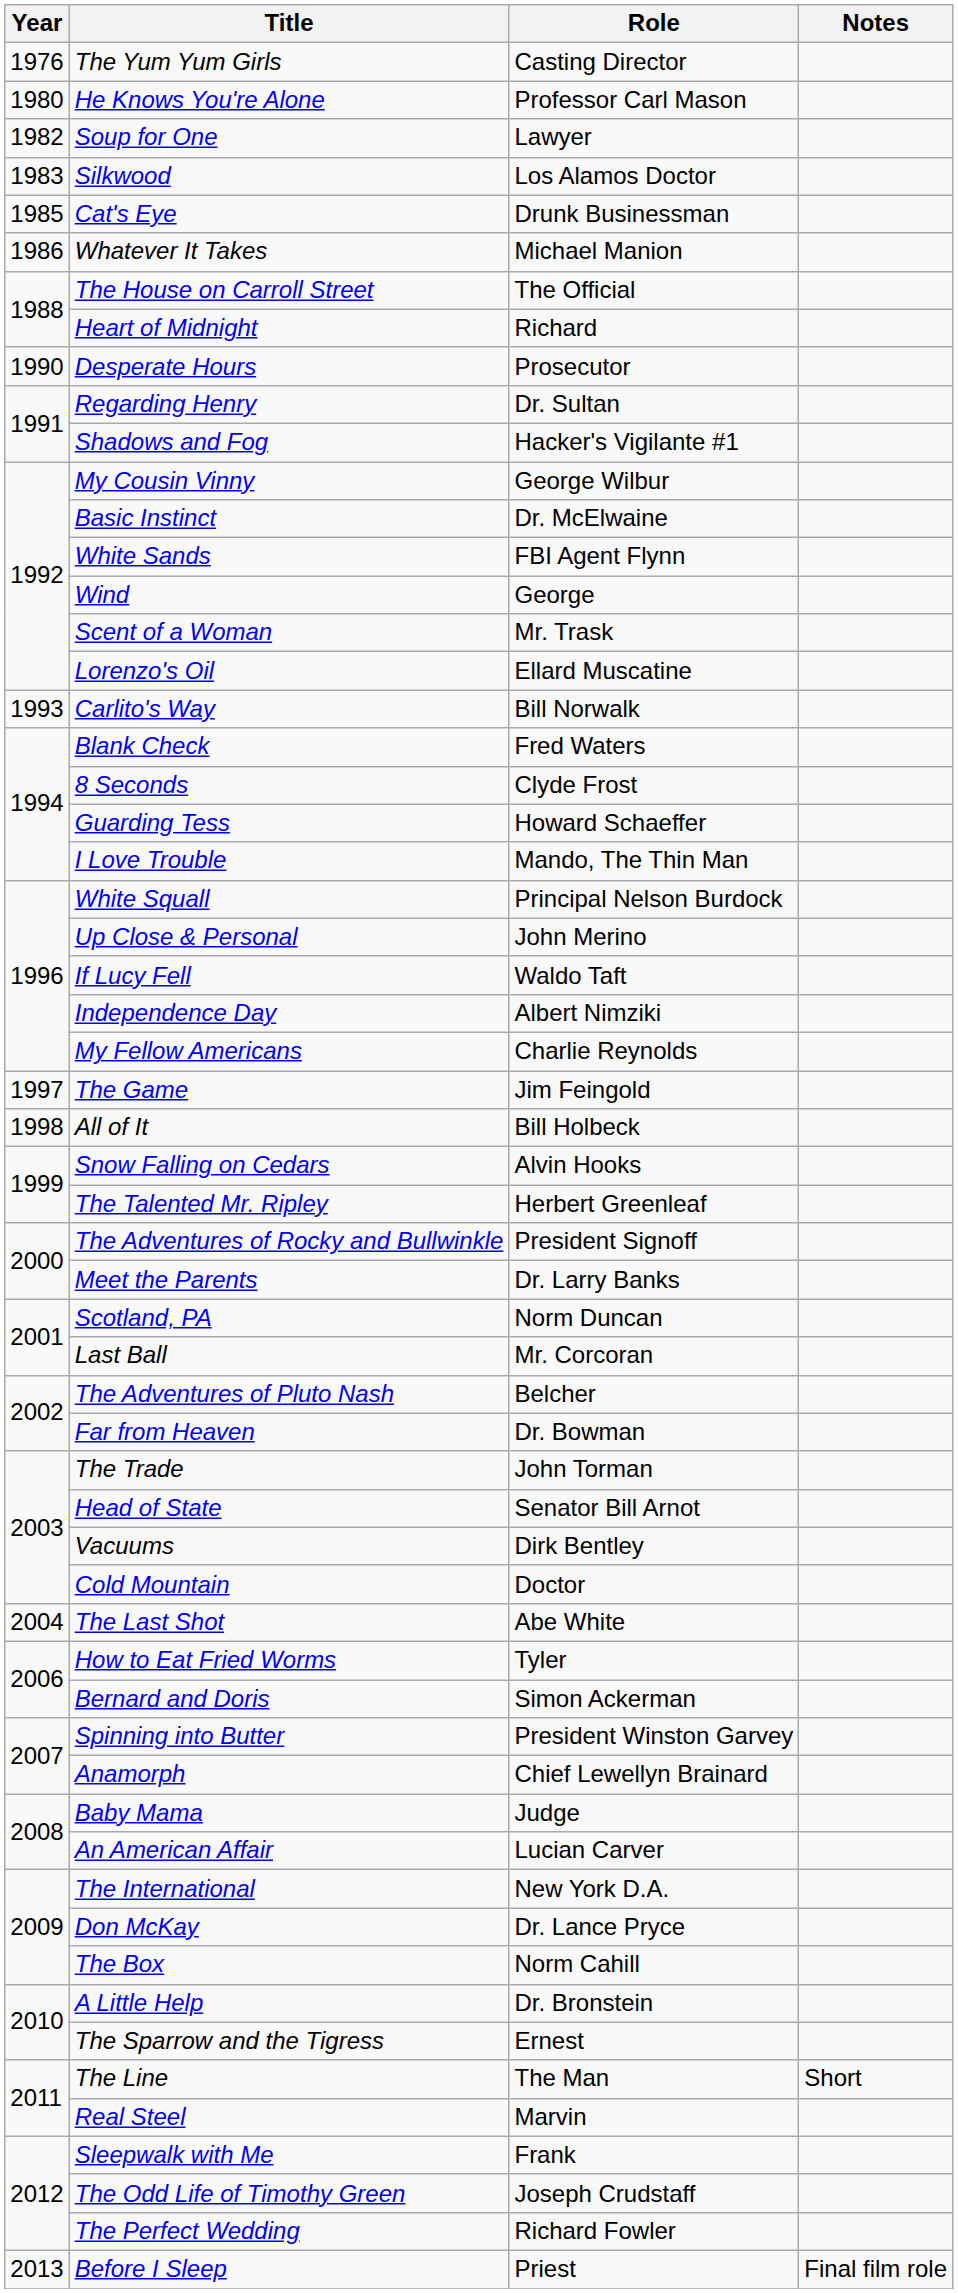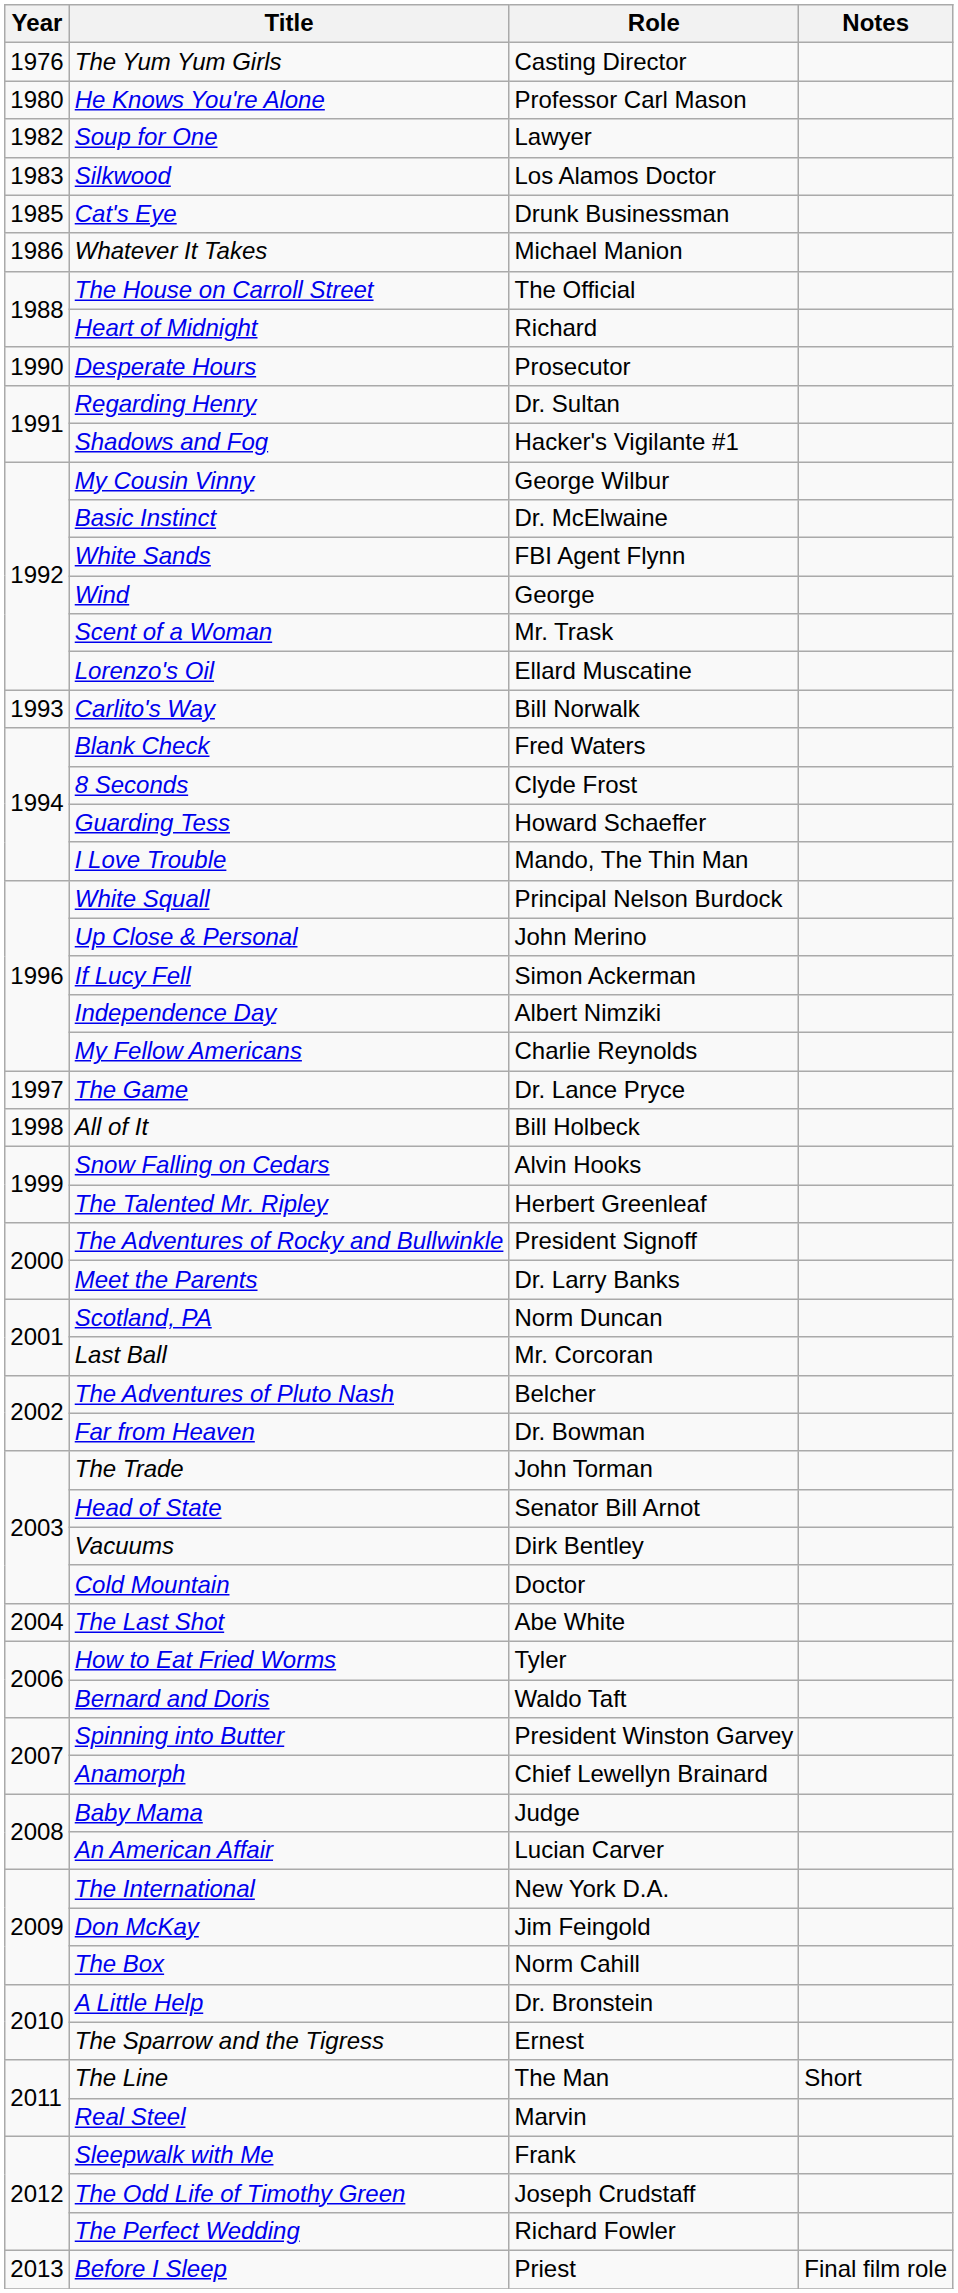(570, 975) Waldo Taft -> (605, 975) Simon Ackerman
(582, 1089) Jim Feingold -> (600, 1089) Dr. Lance Pryce
(605, 1698) Simon Ackerman -> (570, 1698) Waldo Taft
(600, 1926) Dr. Lance Pryce -> (582, 1926) Jim Feingold
